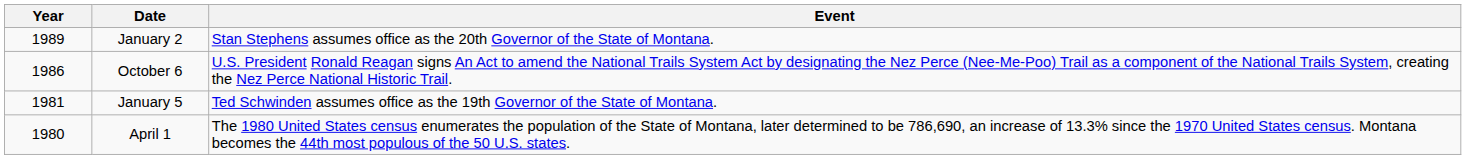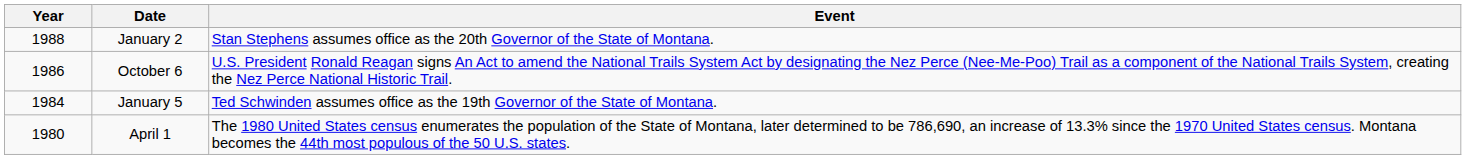(48, 39) 1989 -> (48, 39) 1988
(48, 102) 1981 -> (48, 102) 1984
